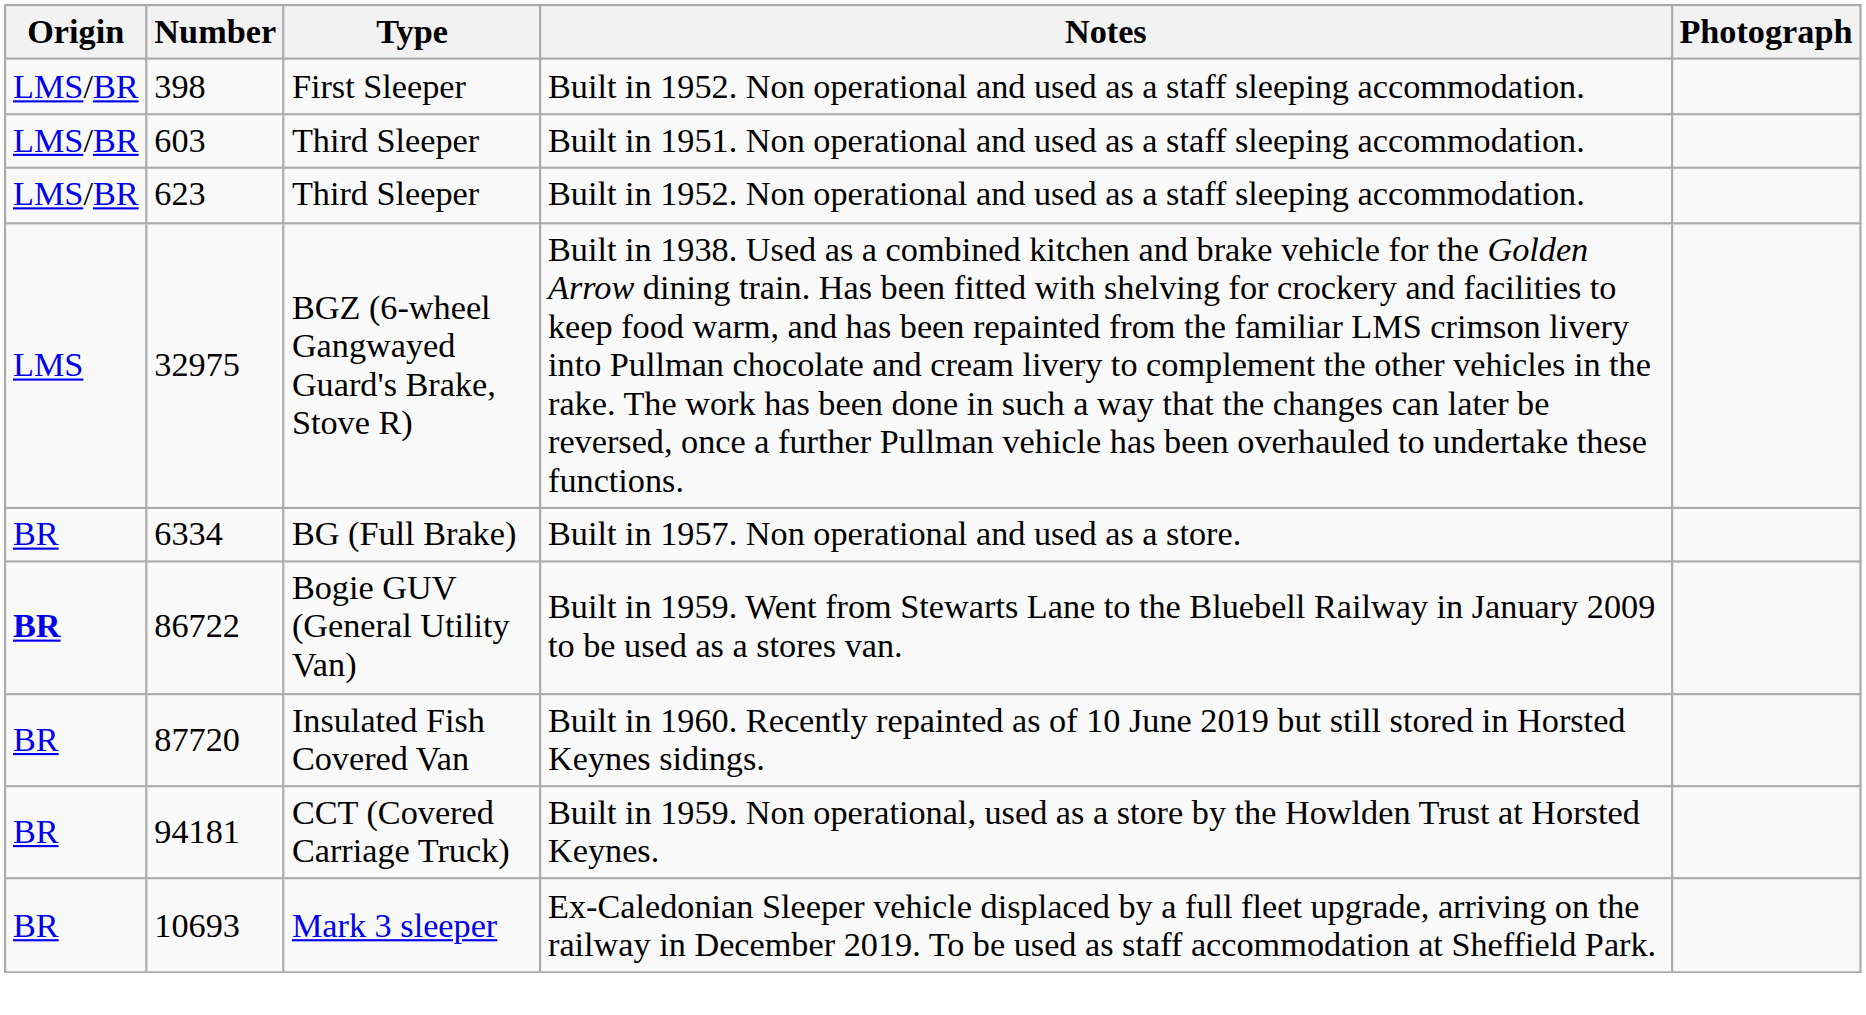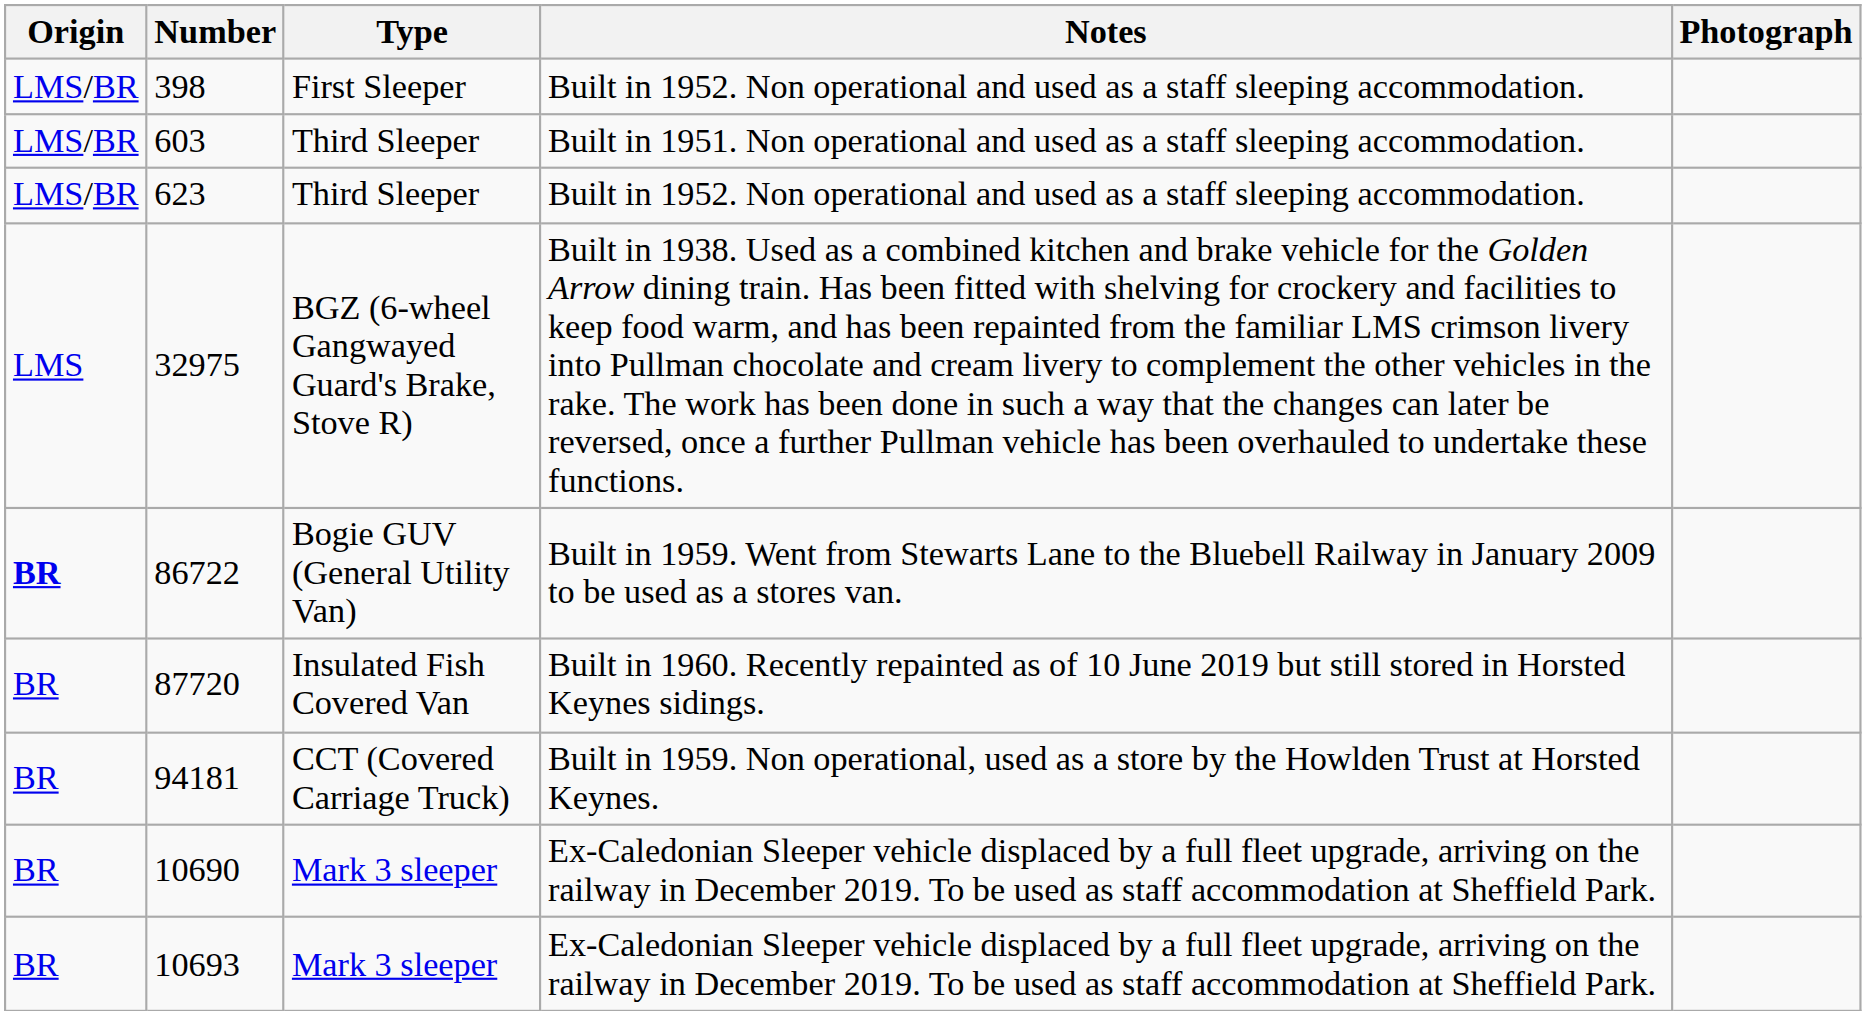- row: (189, 534)
+ row: (197, 870)
